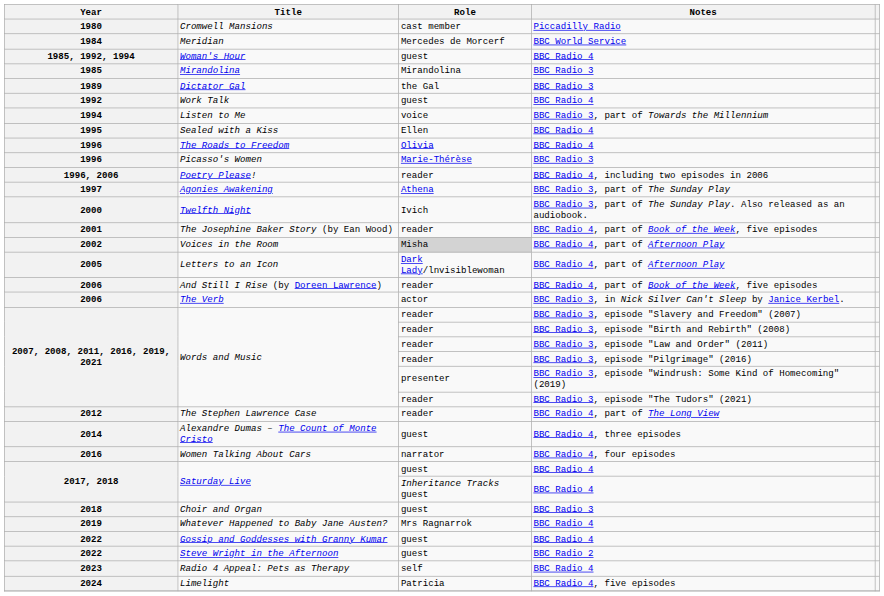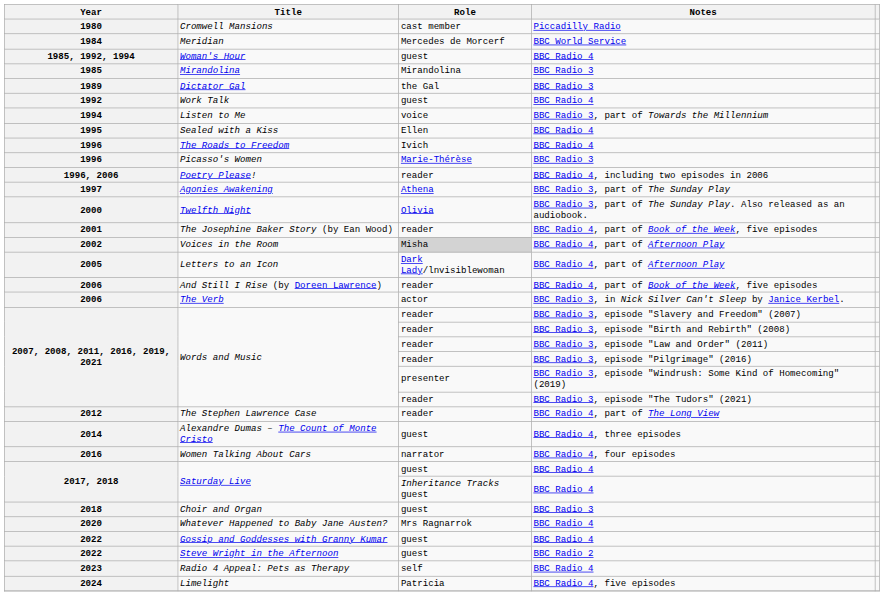(417, 145) Olivia -> (415, 145) Ivich
(415, 210) Ivich -> (417, 210) Olivia
(91, 524) 2019 -> (91, 524) 2020
